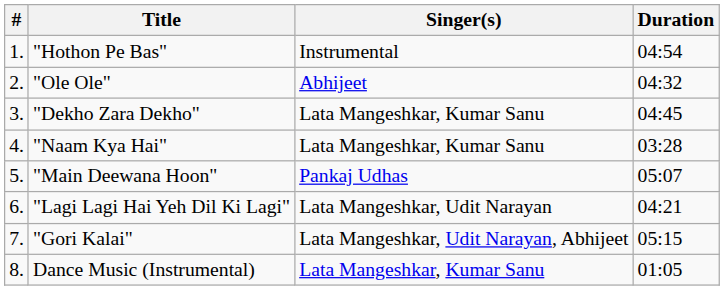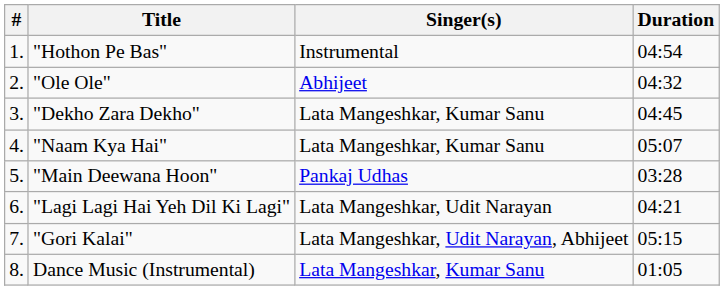(660, 144) 03:28 -> (660, 144) 05:07
(660, 176) 05:07 -> (660, 176) 03:28
